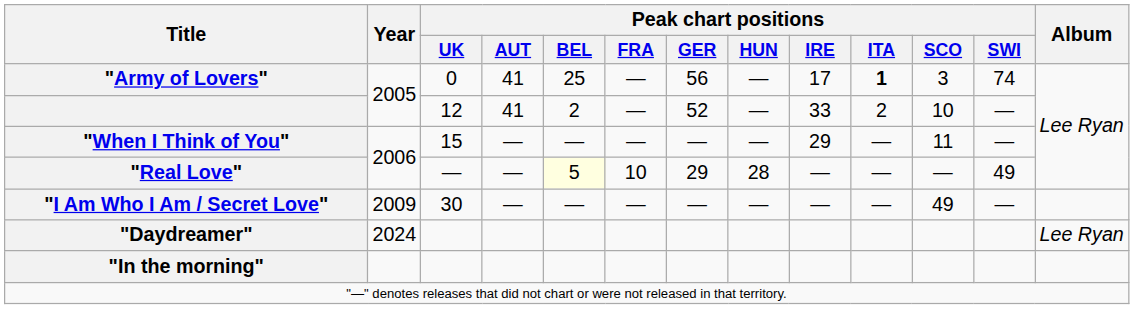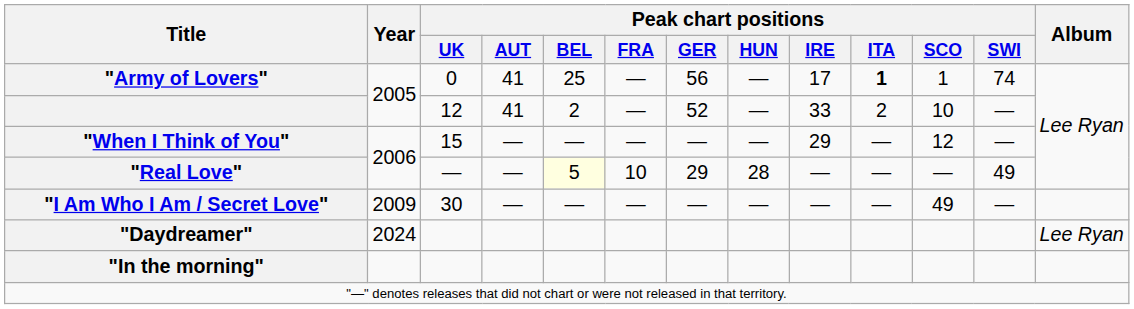(943, 79) 3 -> (943, 79) 1
(943, 141) 11 -> (943, 141) 12
